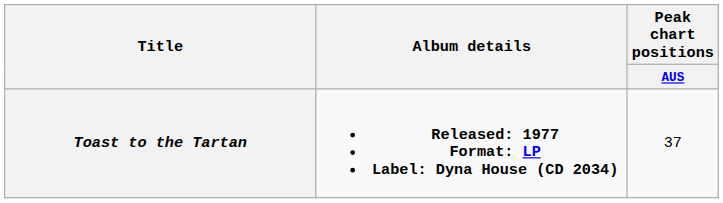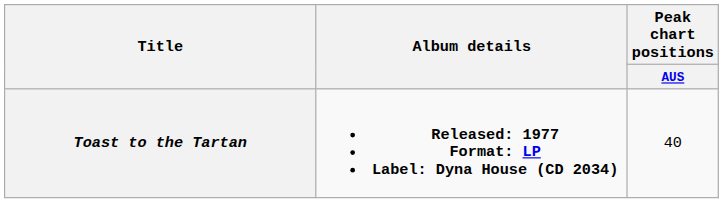(673, 143) 37 -> (673, 143) 40
